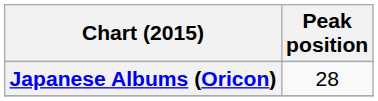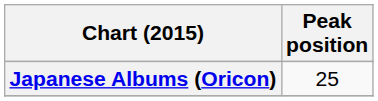(327, 78) 28 -> (327, 78) 25
